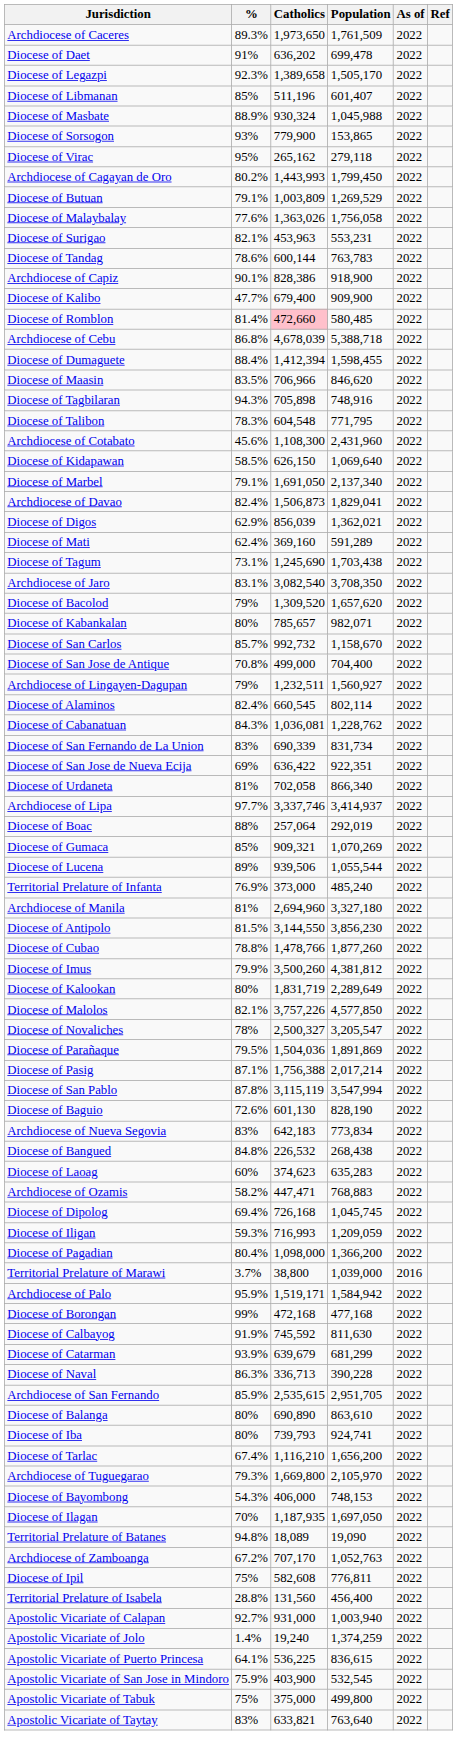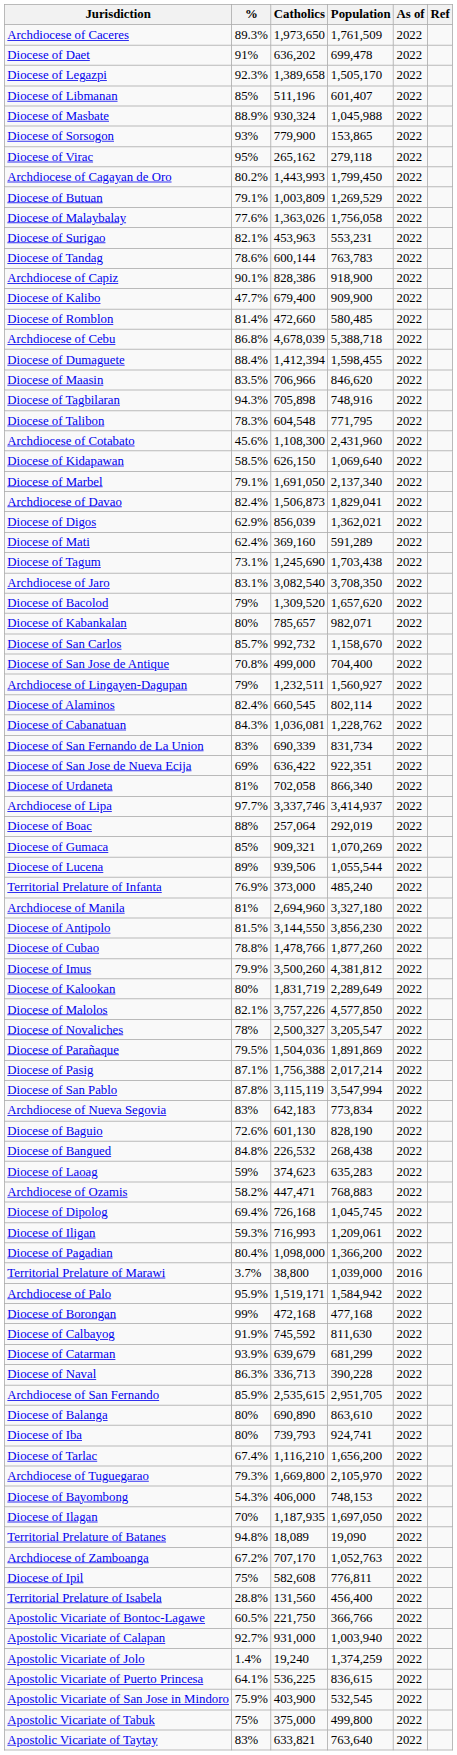(295, 319) pink background -> (295, 319) no background
rows swapped: (87, 1131) <-> (55, 1110)
(247, 1171) 60% -> (247, 1171) 59%
(356, 1232) 1,209,059 -> (356, 1232) 1,209,061
+ row: (106, 1618)
